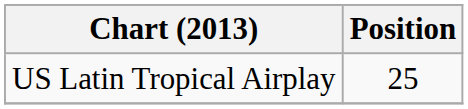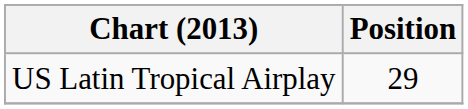(403, 77) 25 -> (403, 77) 29
